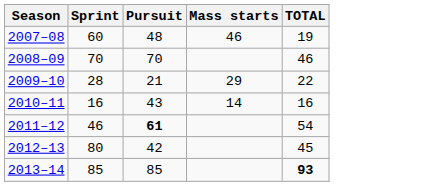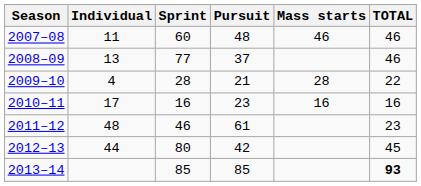+ column: (112, 16)
(305, 38) 19 -> (393, 38) 46
(95, 60) 70 -> (183, 60) 77
(154, 60) 70 -> (242, 60) 37
(234, 82) 29 -> (322, 82) 28
(154, 104) 43 -> (242, 104) 23
(234, 104) 14 -> (322, 104) 16
(154, 126) bold -> (242, 126) normal
(305, 126) 54 -> (393, 126) 23
